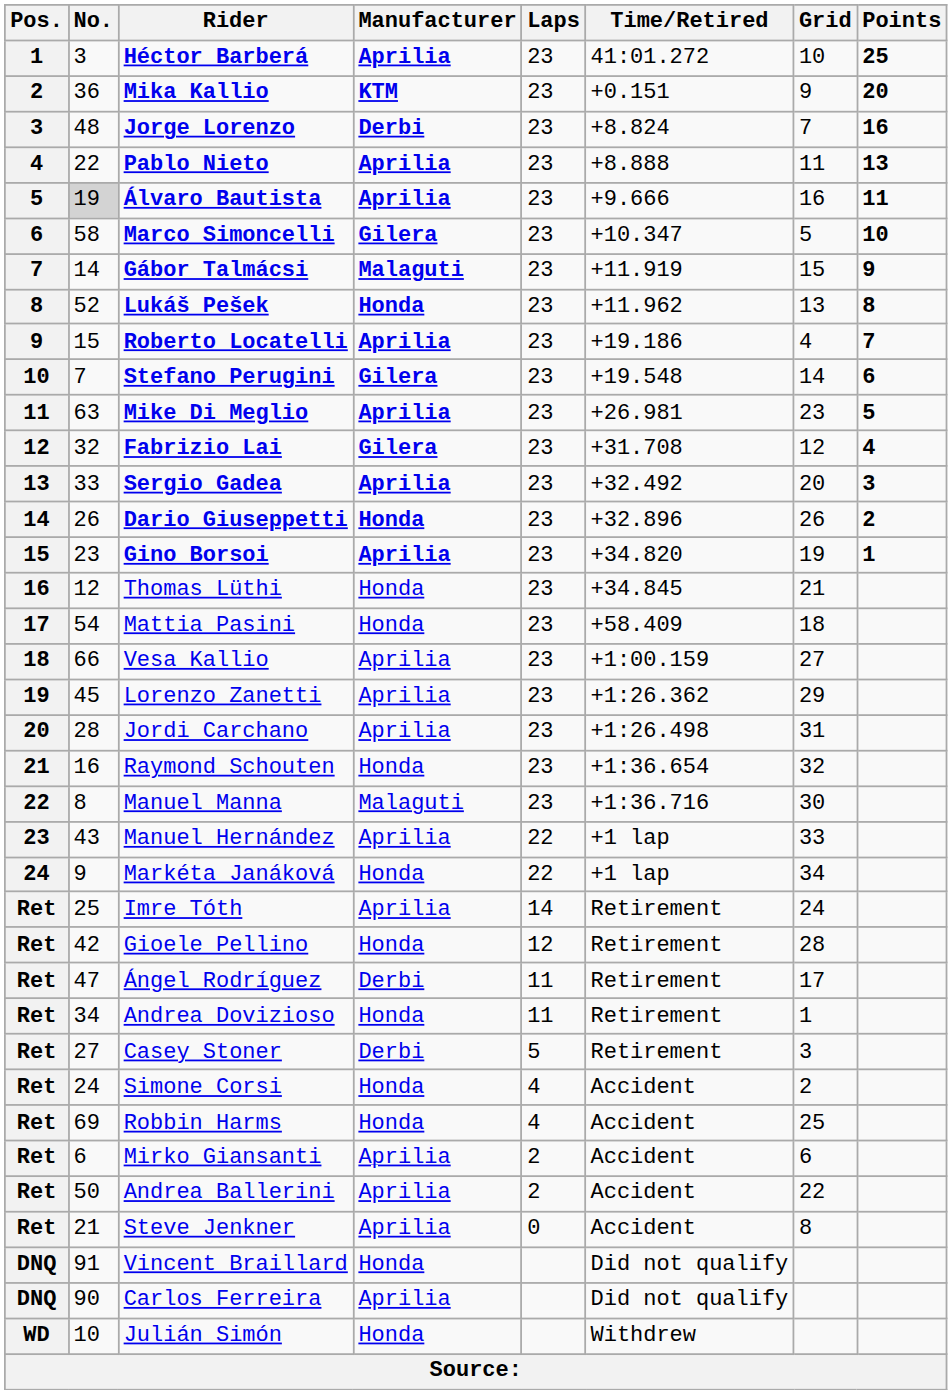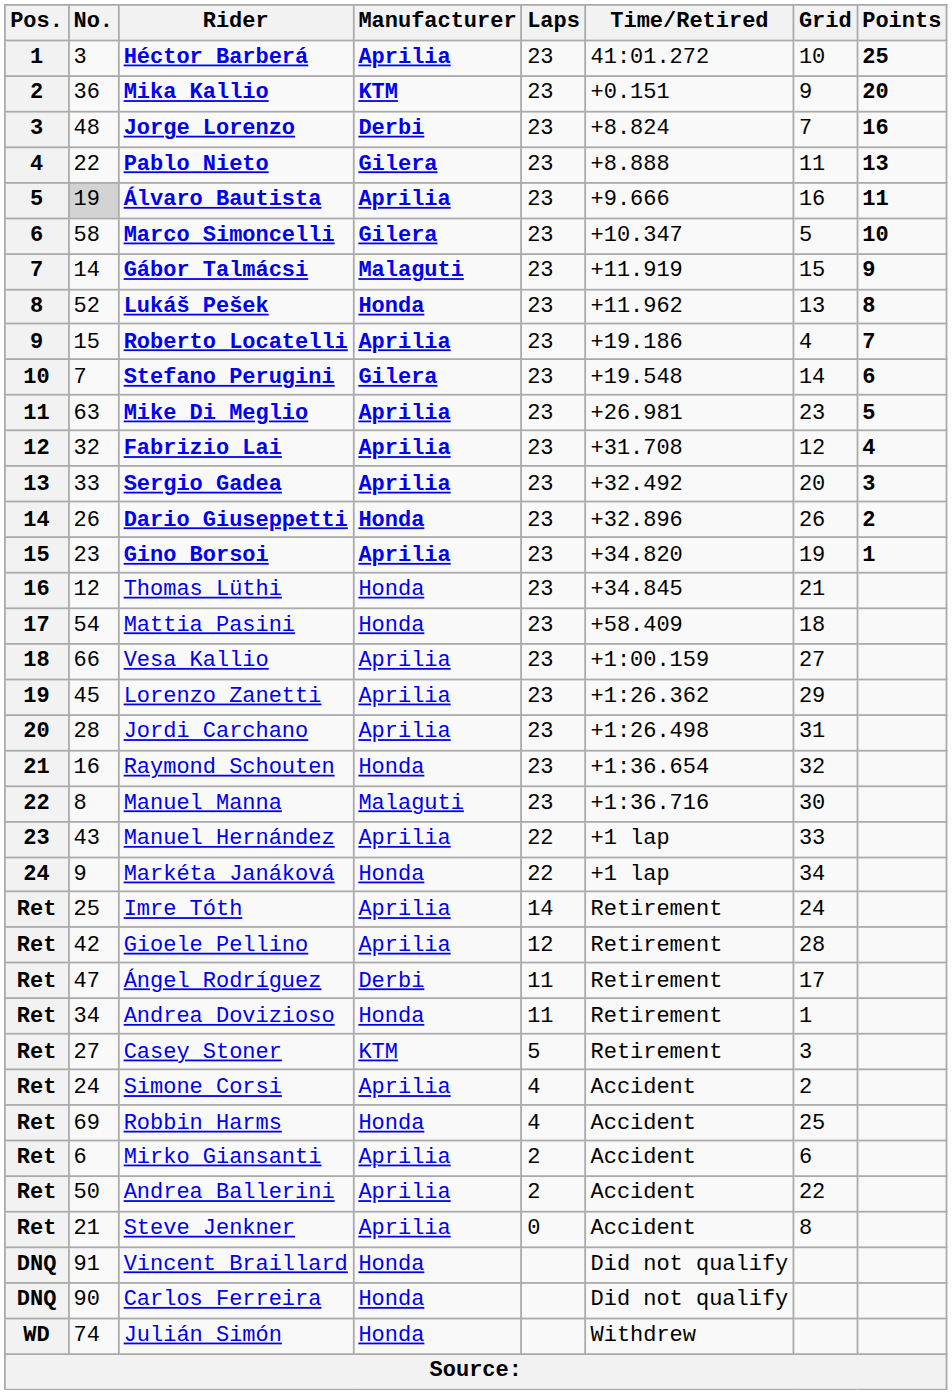(405, 165) Aprilia -> (398, 165) Gilera
(398, 449) Gilera -> (405, 449) Aprilia
(391, 946) Honda -> (405, 946) Aprilia
(391, 1052) Derbi -> (378, 1052) KTM
(391, 1088) Honda -> (405, 1088) Aprilia
(405, 1301) Aprilia -> (391, 1301) Honda
(87, 1336) 10 -> (87, 1336) 74
